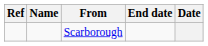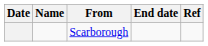columns swapped: (189, 13) <-> (16, 13)
